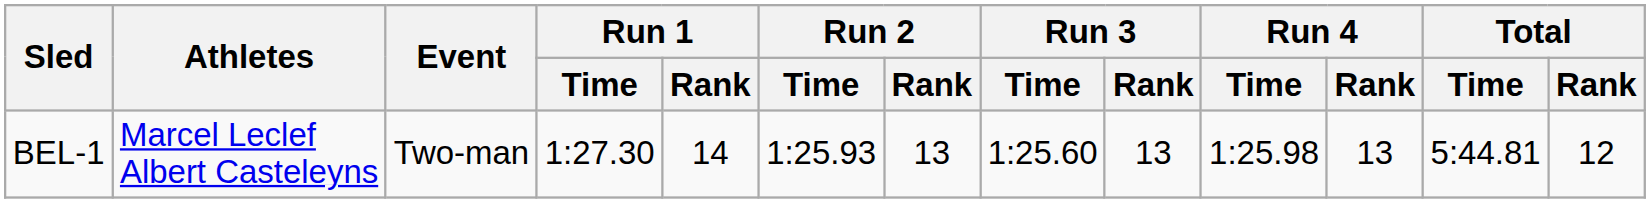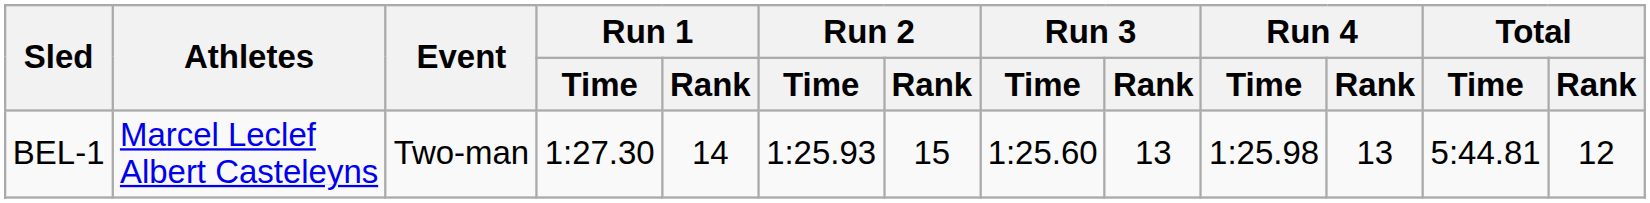(932, 154) 13 -> (932, 154) 15
